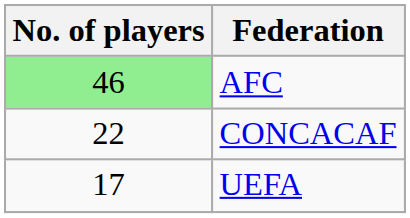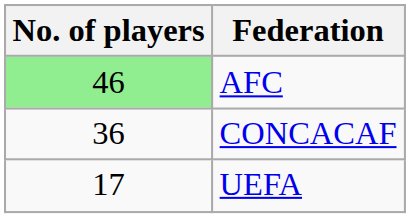(109, 133) 22 -> (109, 133) 36
